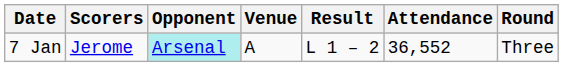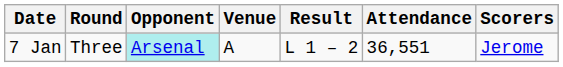columns swapped: (528, 19) <-> (107, 19)
(419, 48) 36,552 -> (398, 48) 36,551
